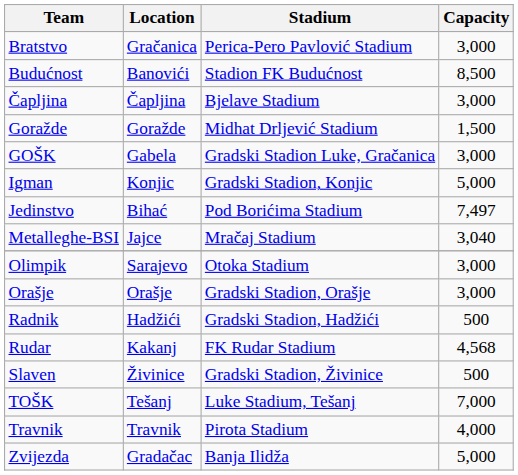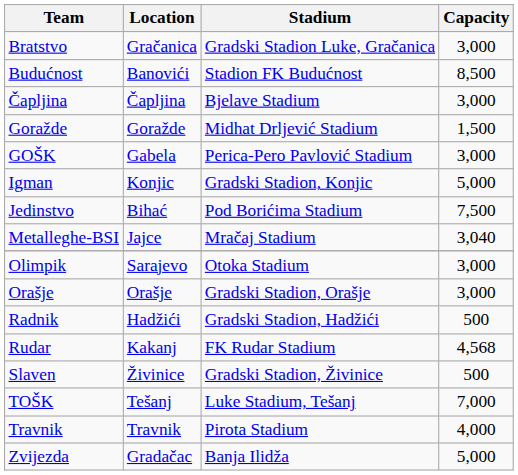(309, 45) Perica-Pero Pavlović Stadium -> (320, 45) Gradski Stadion Luke, Gračanica
(320, 155) Gradski Stadion Luke, Gračanica -> (309, 155) Perica-Pero Pavlović Stadium
(476, 210) 7,497 -> (476, 210) 7,500
